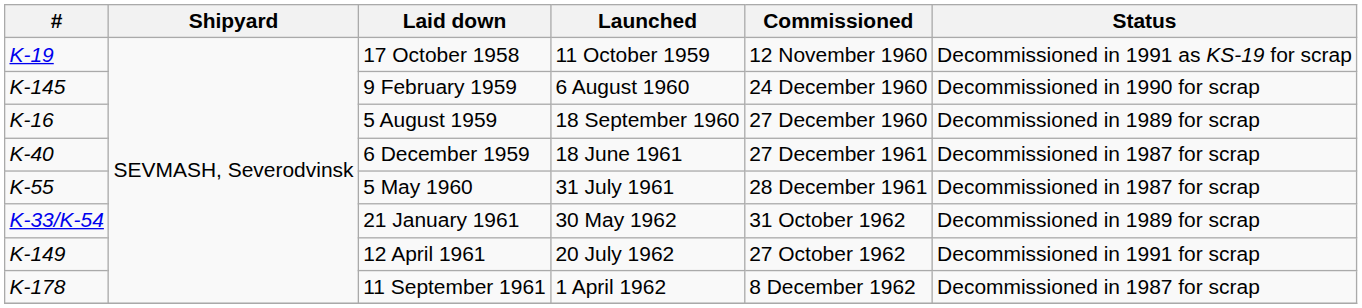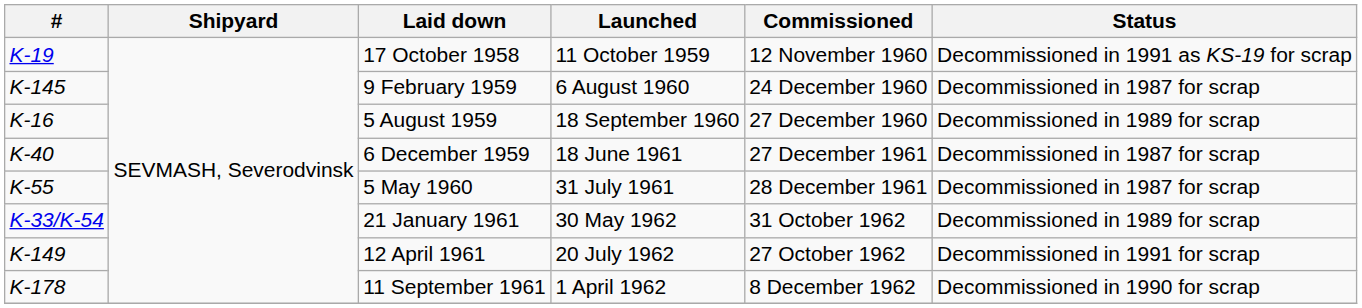(1098, 87) Decommissioned in 1990 for scrap -> (1098, 87) Decommissioned in 1987 for scrap
(1098, 287) Decommissioned in 1987 for scrap -> (1098, 287) Decommissioned in 1990 for scrap
